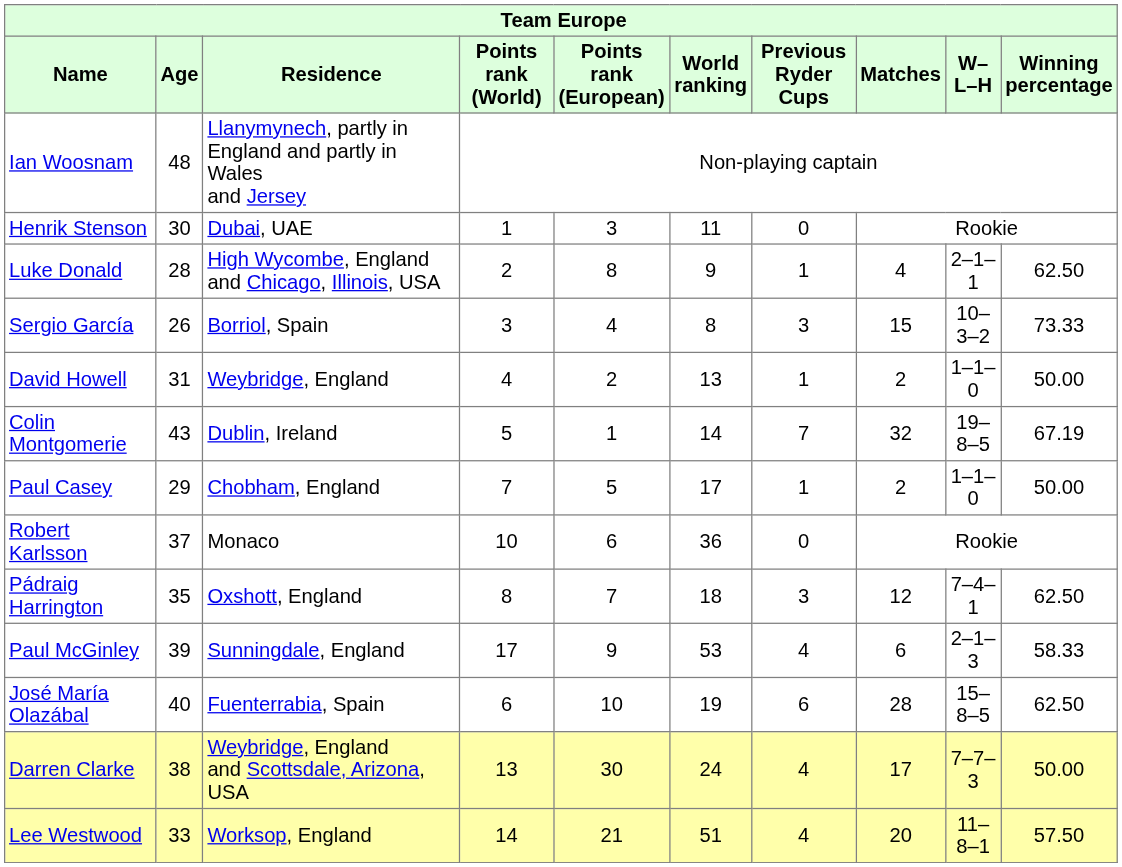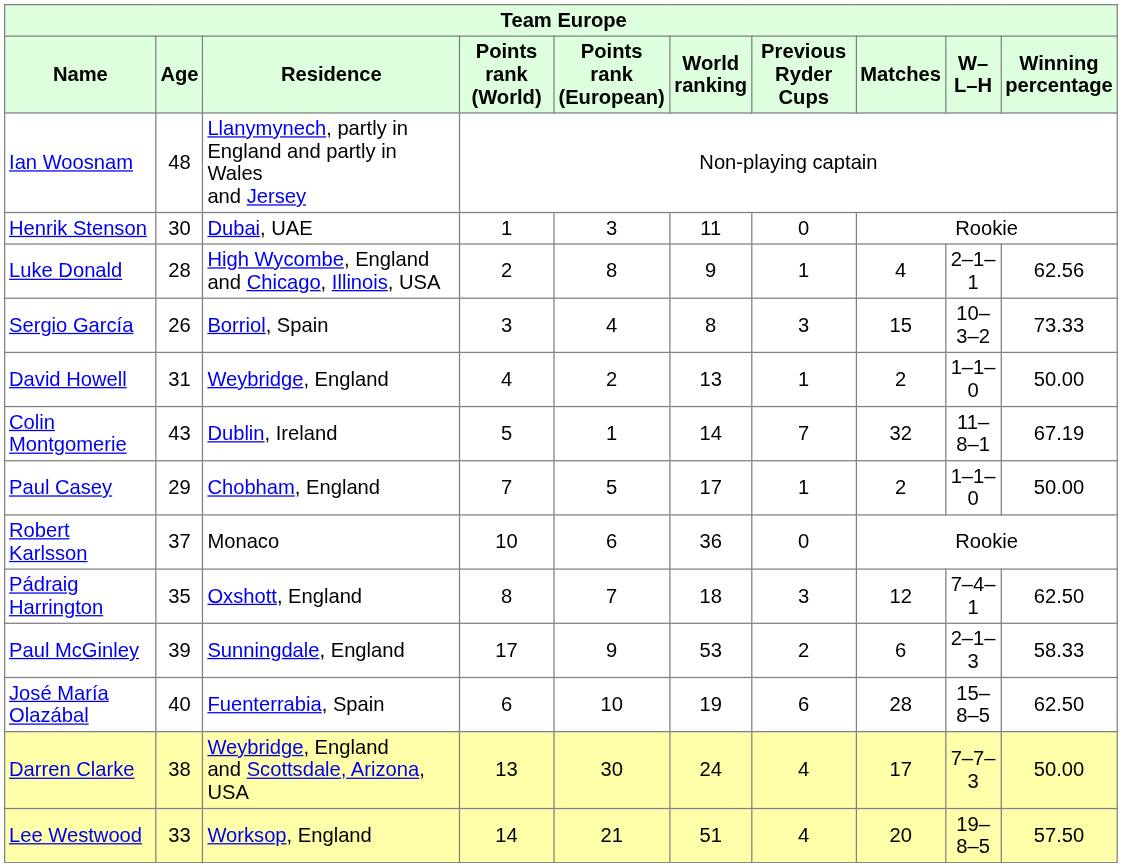(1059, 270) 62.50 -> (1059, 270) 62.56
(973, 433) 19–8–5 -> (973, 433) 11–8–1
(804, 650) 4 -> (804, 650) 2
(973, 835) 11–8–1 -> (973, 835) 19–8–5
